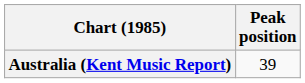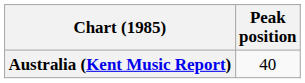(268, 63) 39 -> (268, 63) 40
